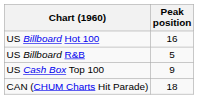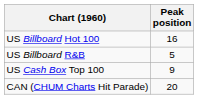(172, 86) 18 -> (172, 86) 20
